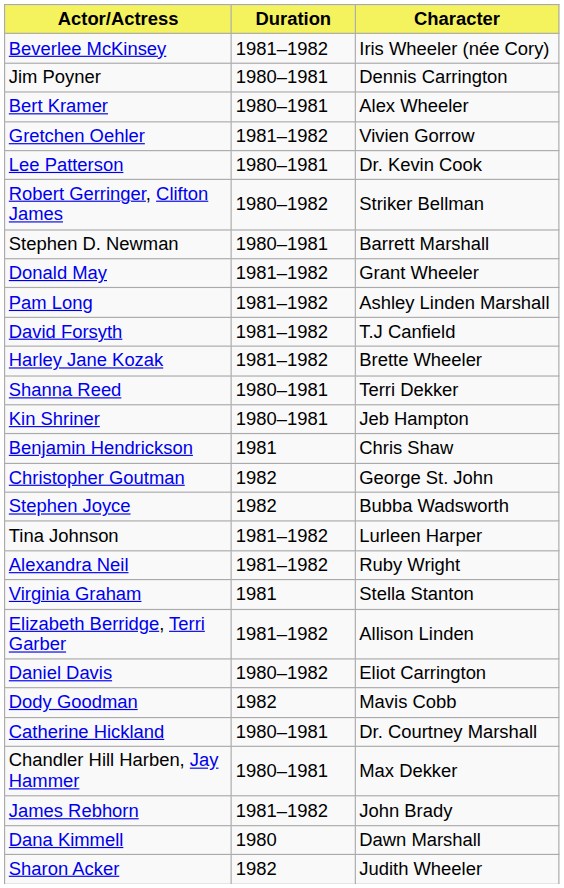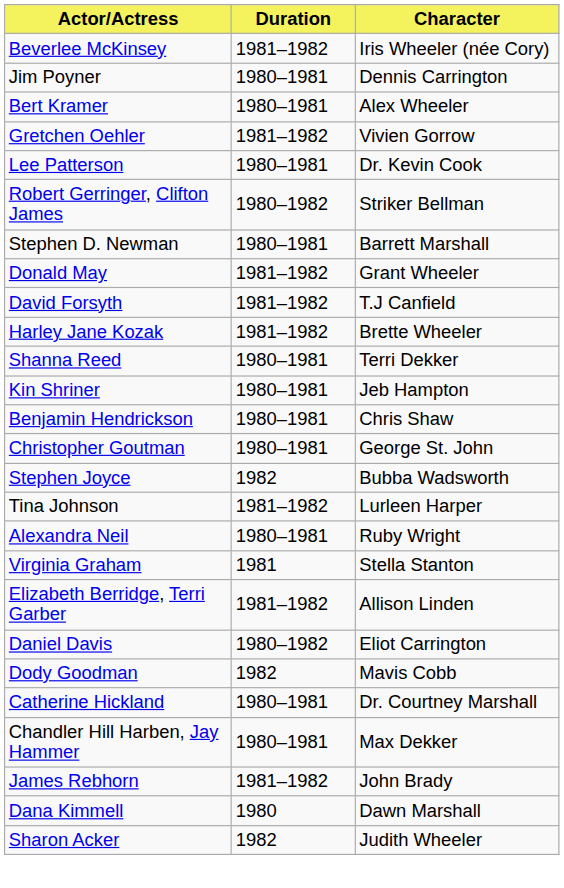- row: (51, 302)
(256, 448) 1981 -> (282, 419) 1980–1981
(256, 477) 1982 -> (282, 448) 1980–1981
(282, 565) 1981–1982 -> (282, 535) 1980–1981
